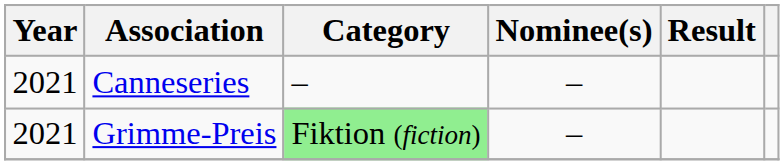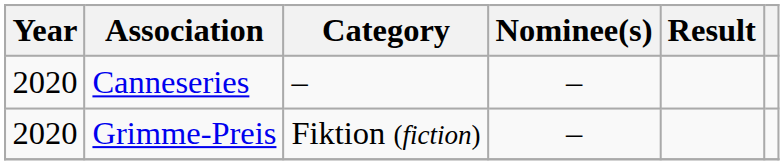(45, 81) 2021 -> (45, 81) 2020
(45, 133) 2021 -> (45, 133) 2020
(386, 133) lightgreen background -> (386, 133) no background
